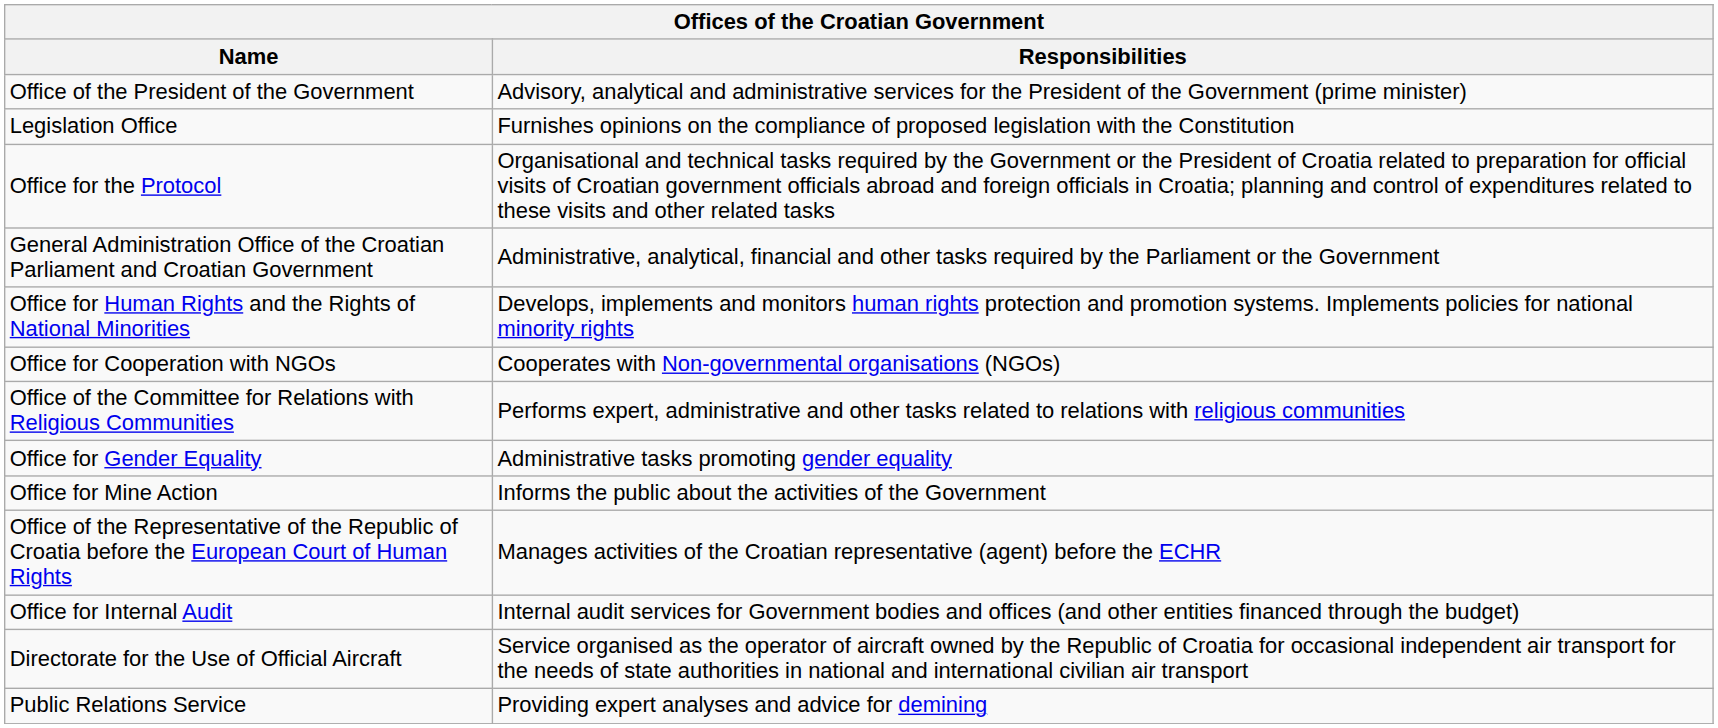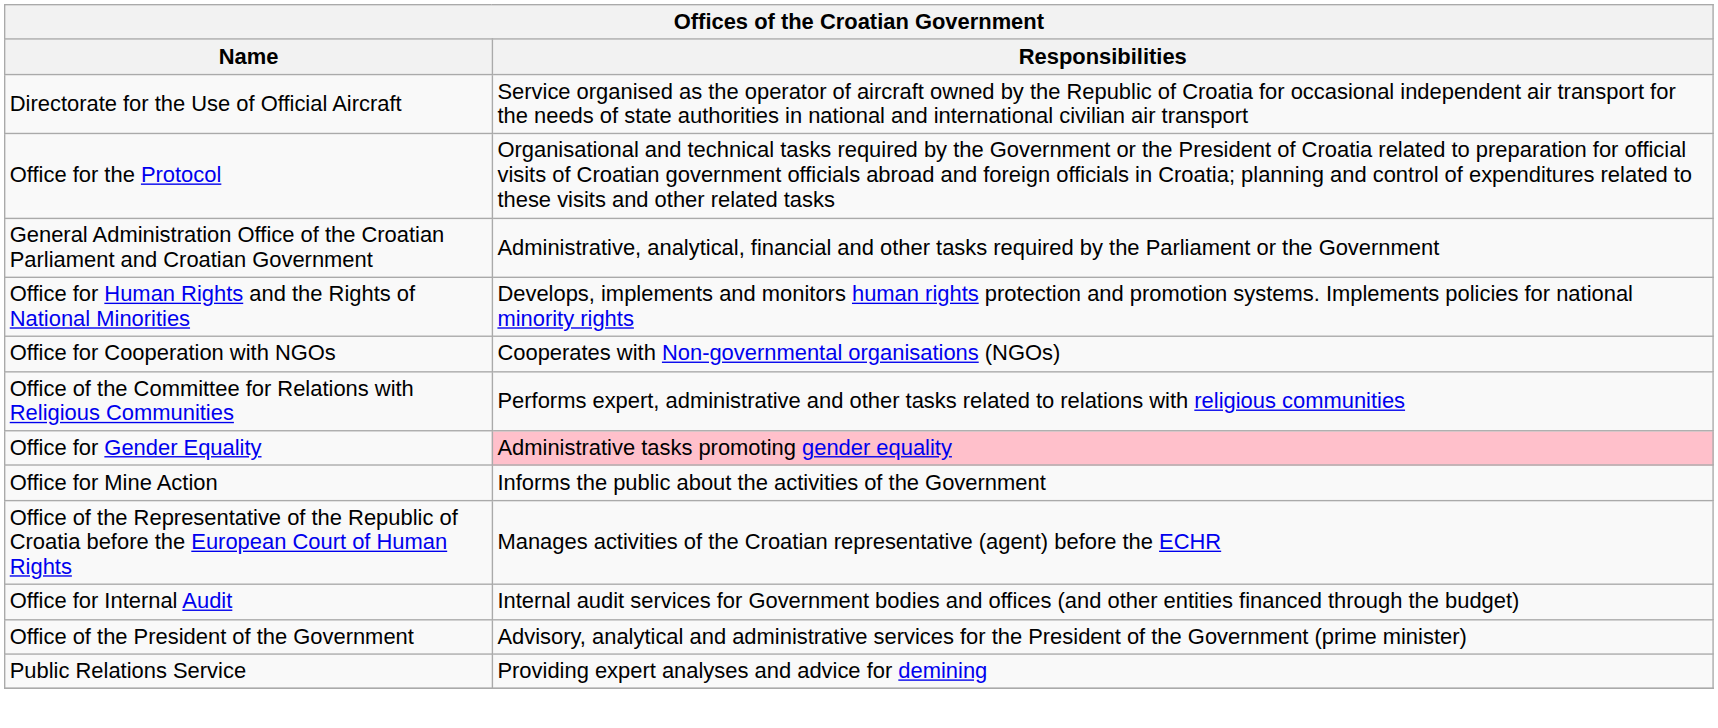rows swapped: (212, 91) <-> (206, 658)
- row: (94, 126)
(725, 458) no background -> (725, 447) pink background
